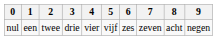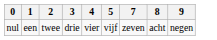- column: (128, 12)
